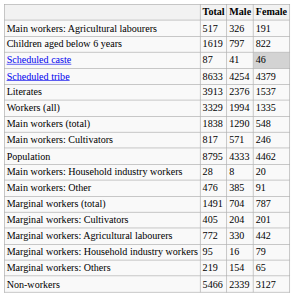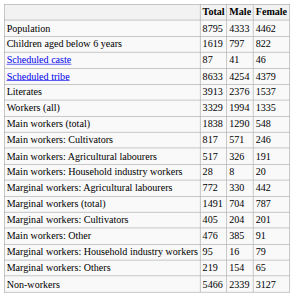rows swapped: (28, 156) <-> (82, 28)
(261, 60) lightgrey background -> (261, 60) no background
rows swapped: (49, 188) <-> (90, 236)
